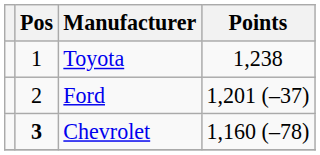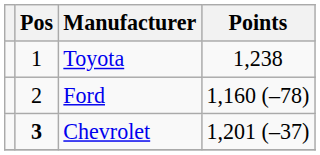(258, 95) 1,201 (–37) -> (258, 95) 1,160 (–78)
(258, 131) 1,160 (–78) -> (258, 131) 1,201 (–37)
